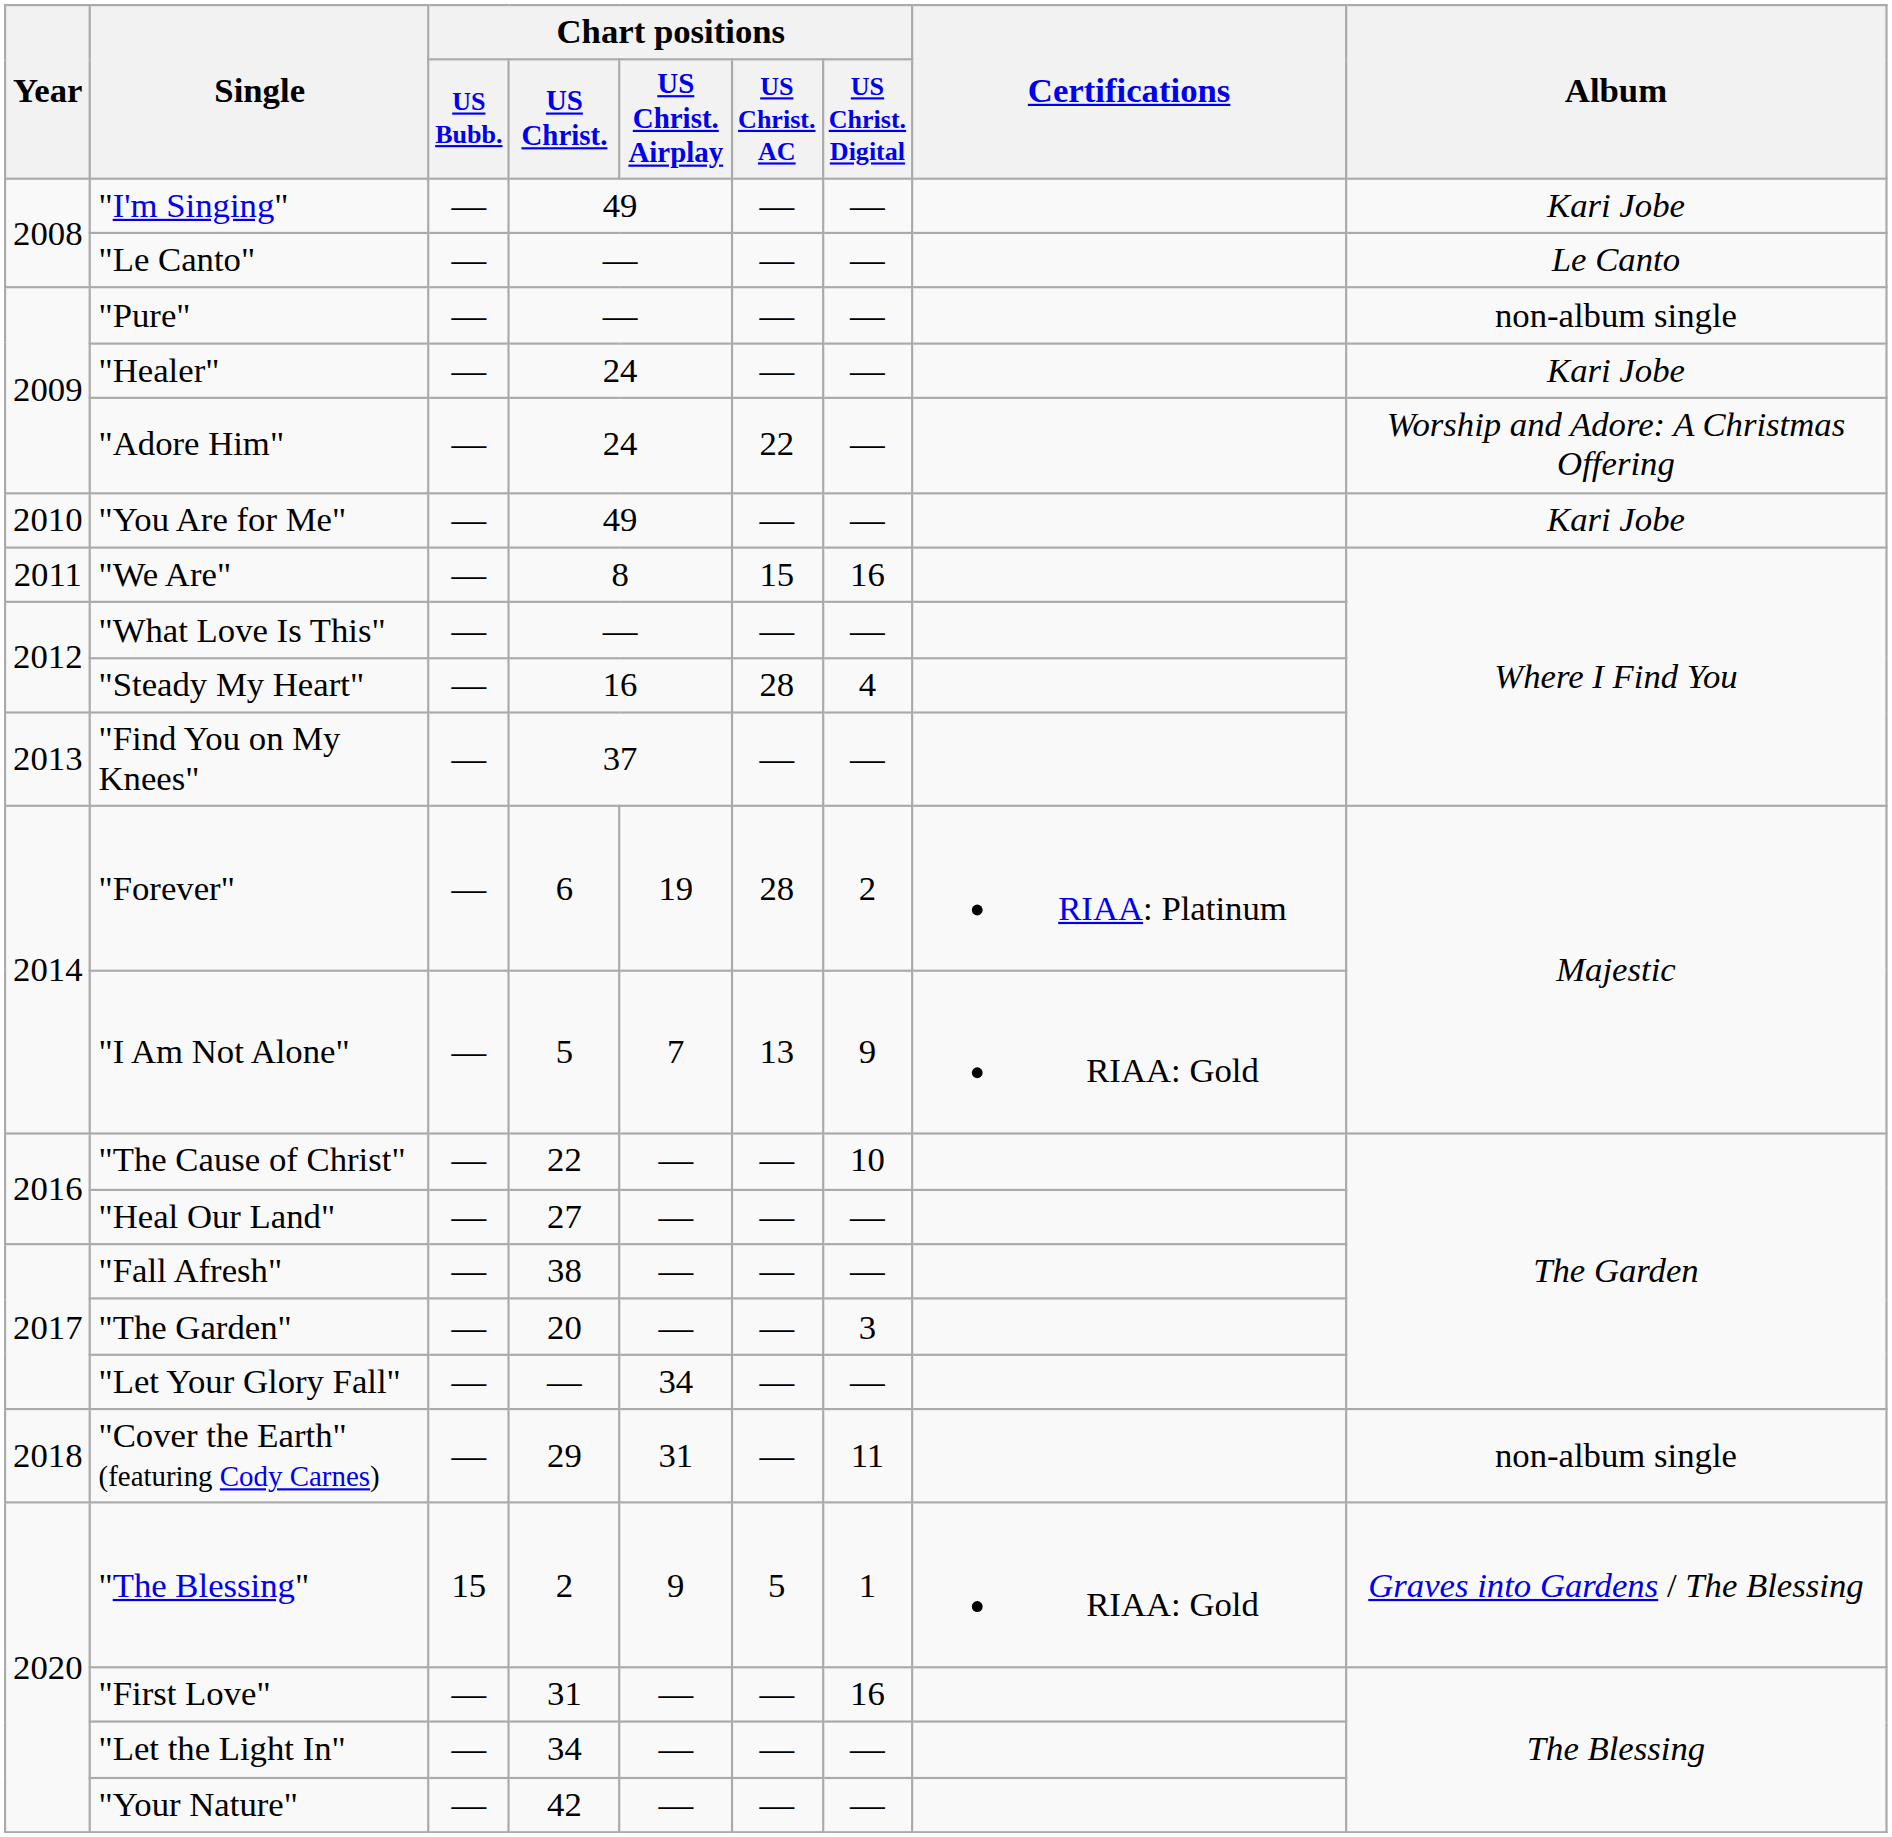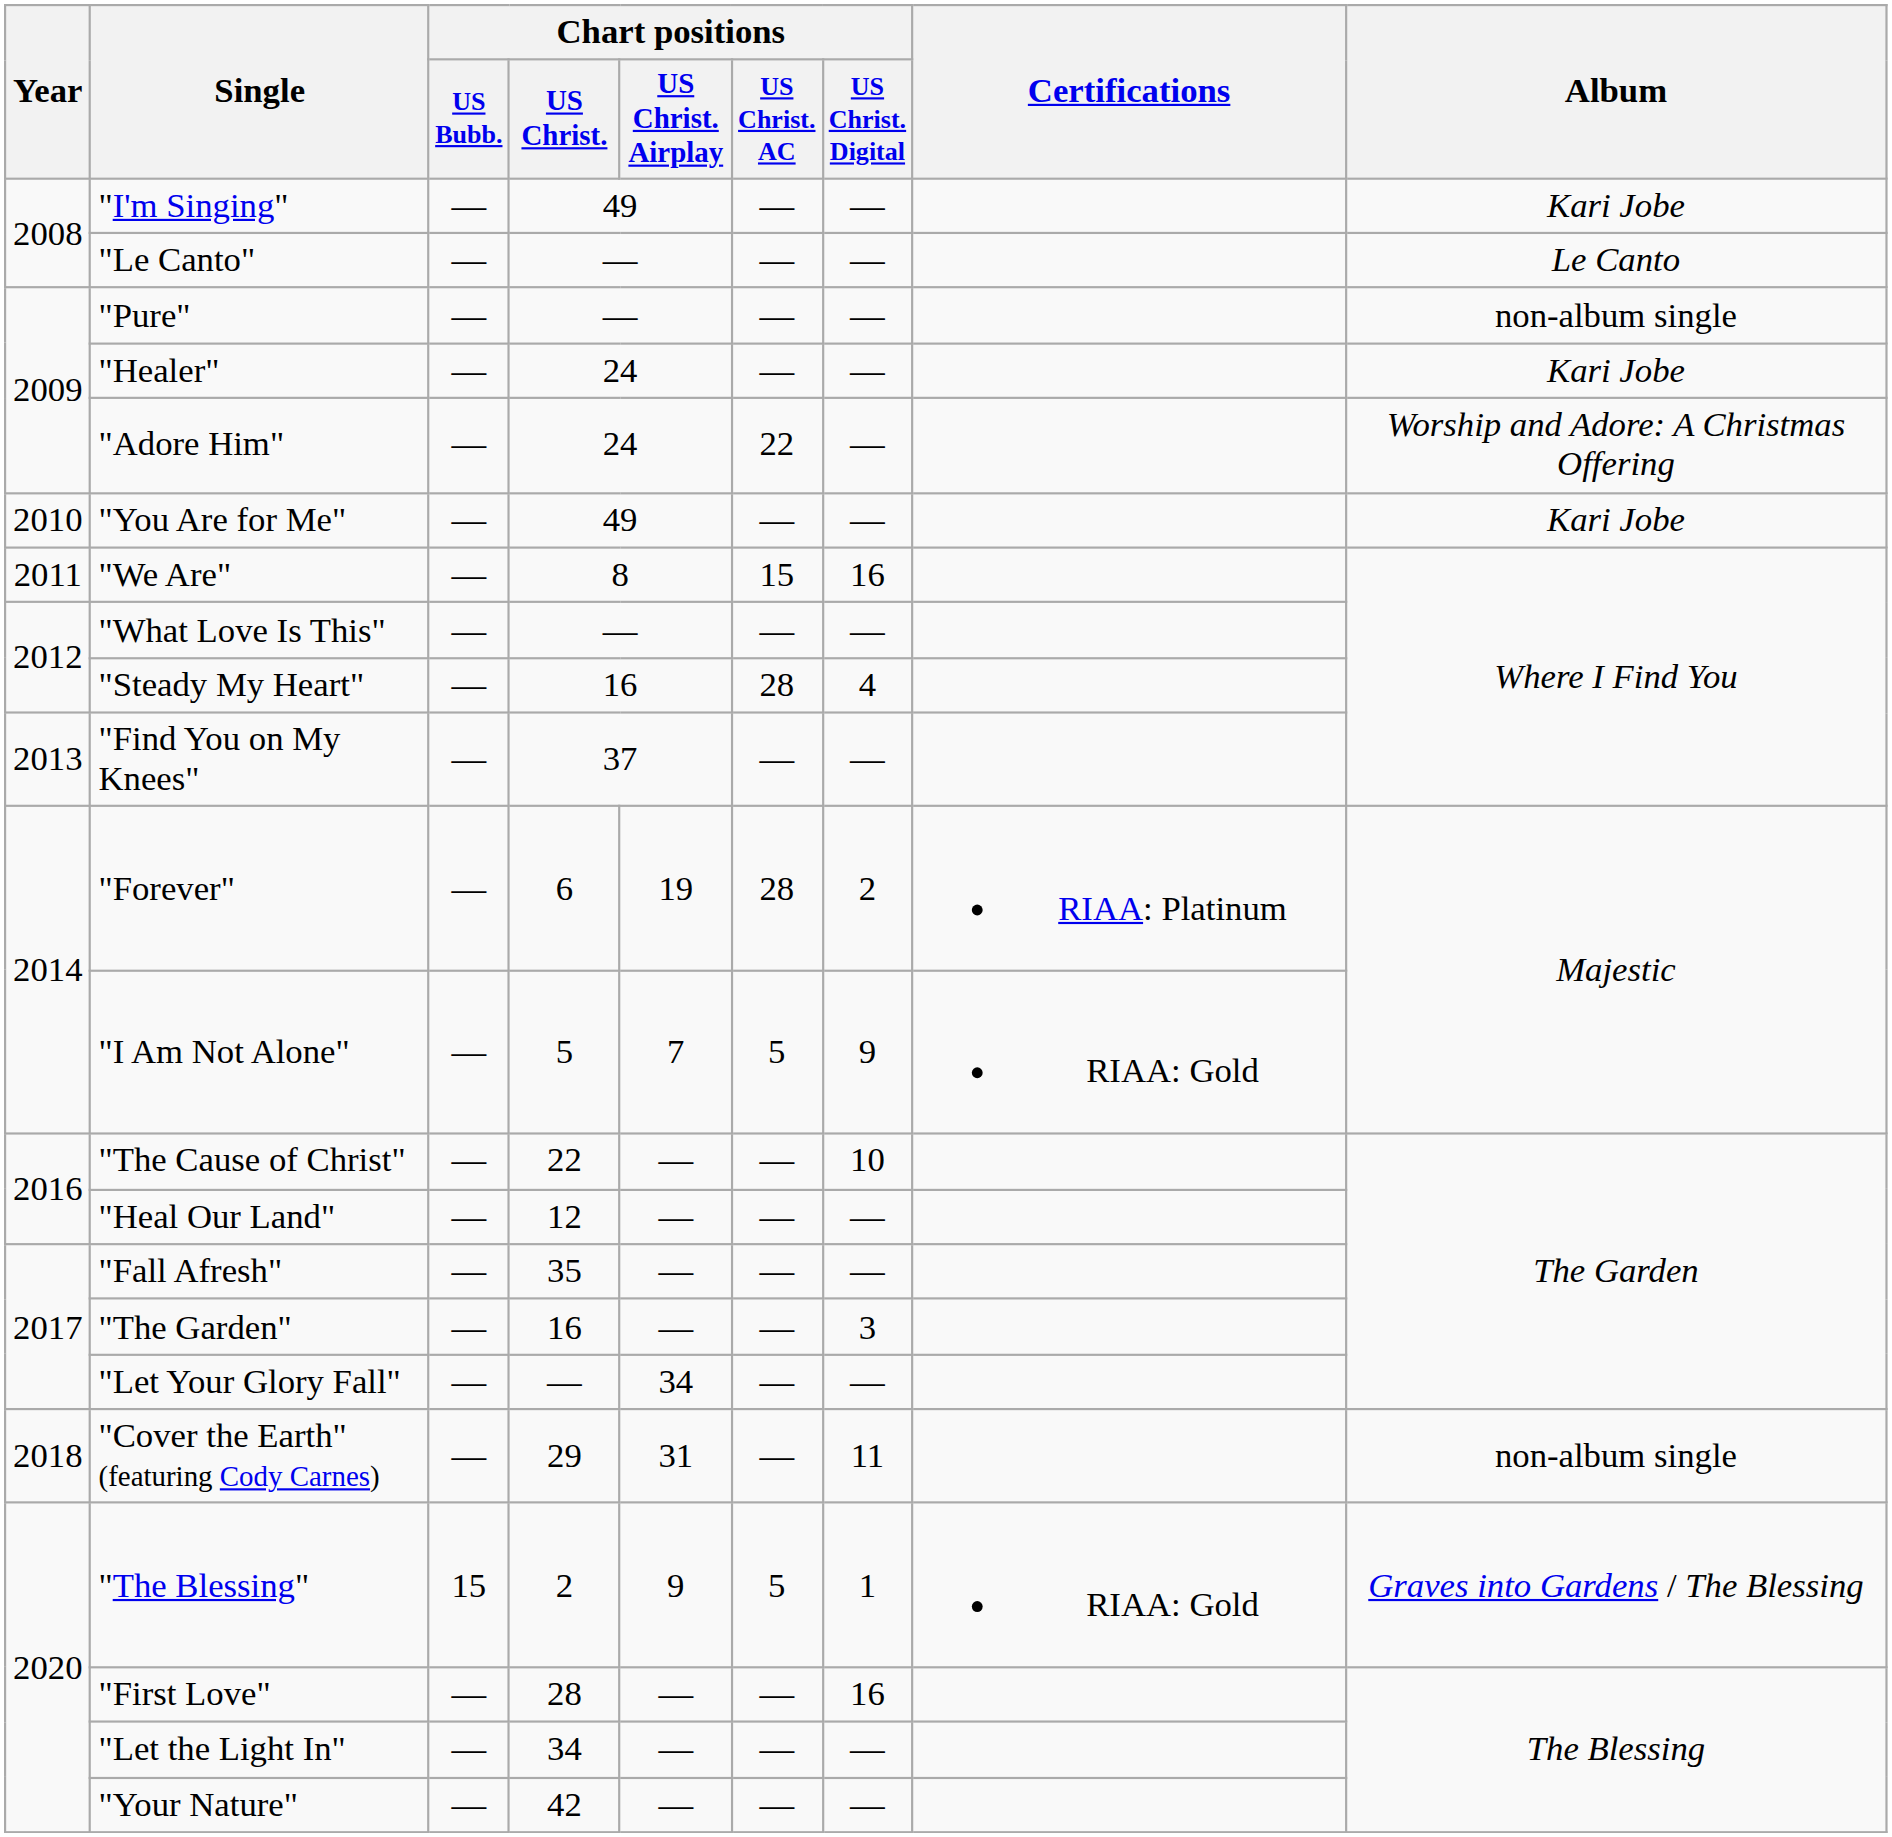(777, 1051) 13 -> (777, 1051) 5
(564, 1215) 27 -> (564, 1215) 12
(564, 1270) 38 -> (564, 1270) 35
(564, 1326) 20 -> (564, 1326) 16
(564, 1693) 31 -> (564, 1693) 28
